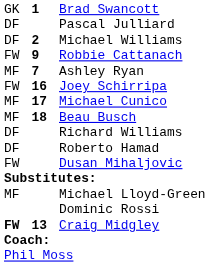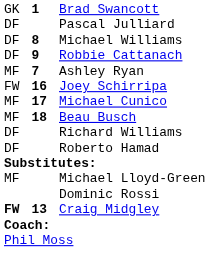(35, 41) 2 -> (35, 41) 8
(12, 56) FW -> (12, 56) DF
- row: (121, 164)
